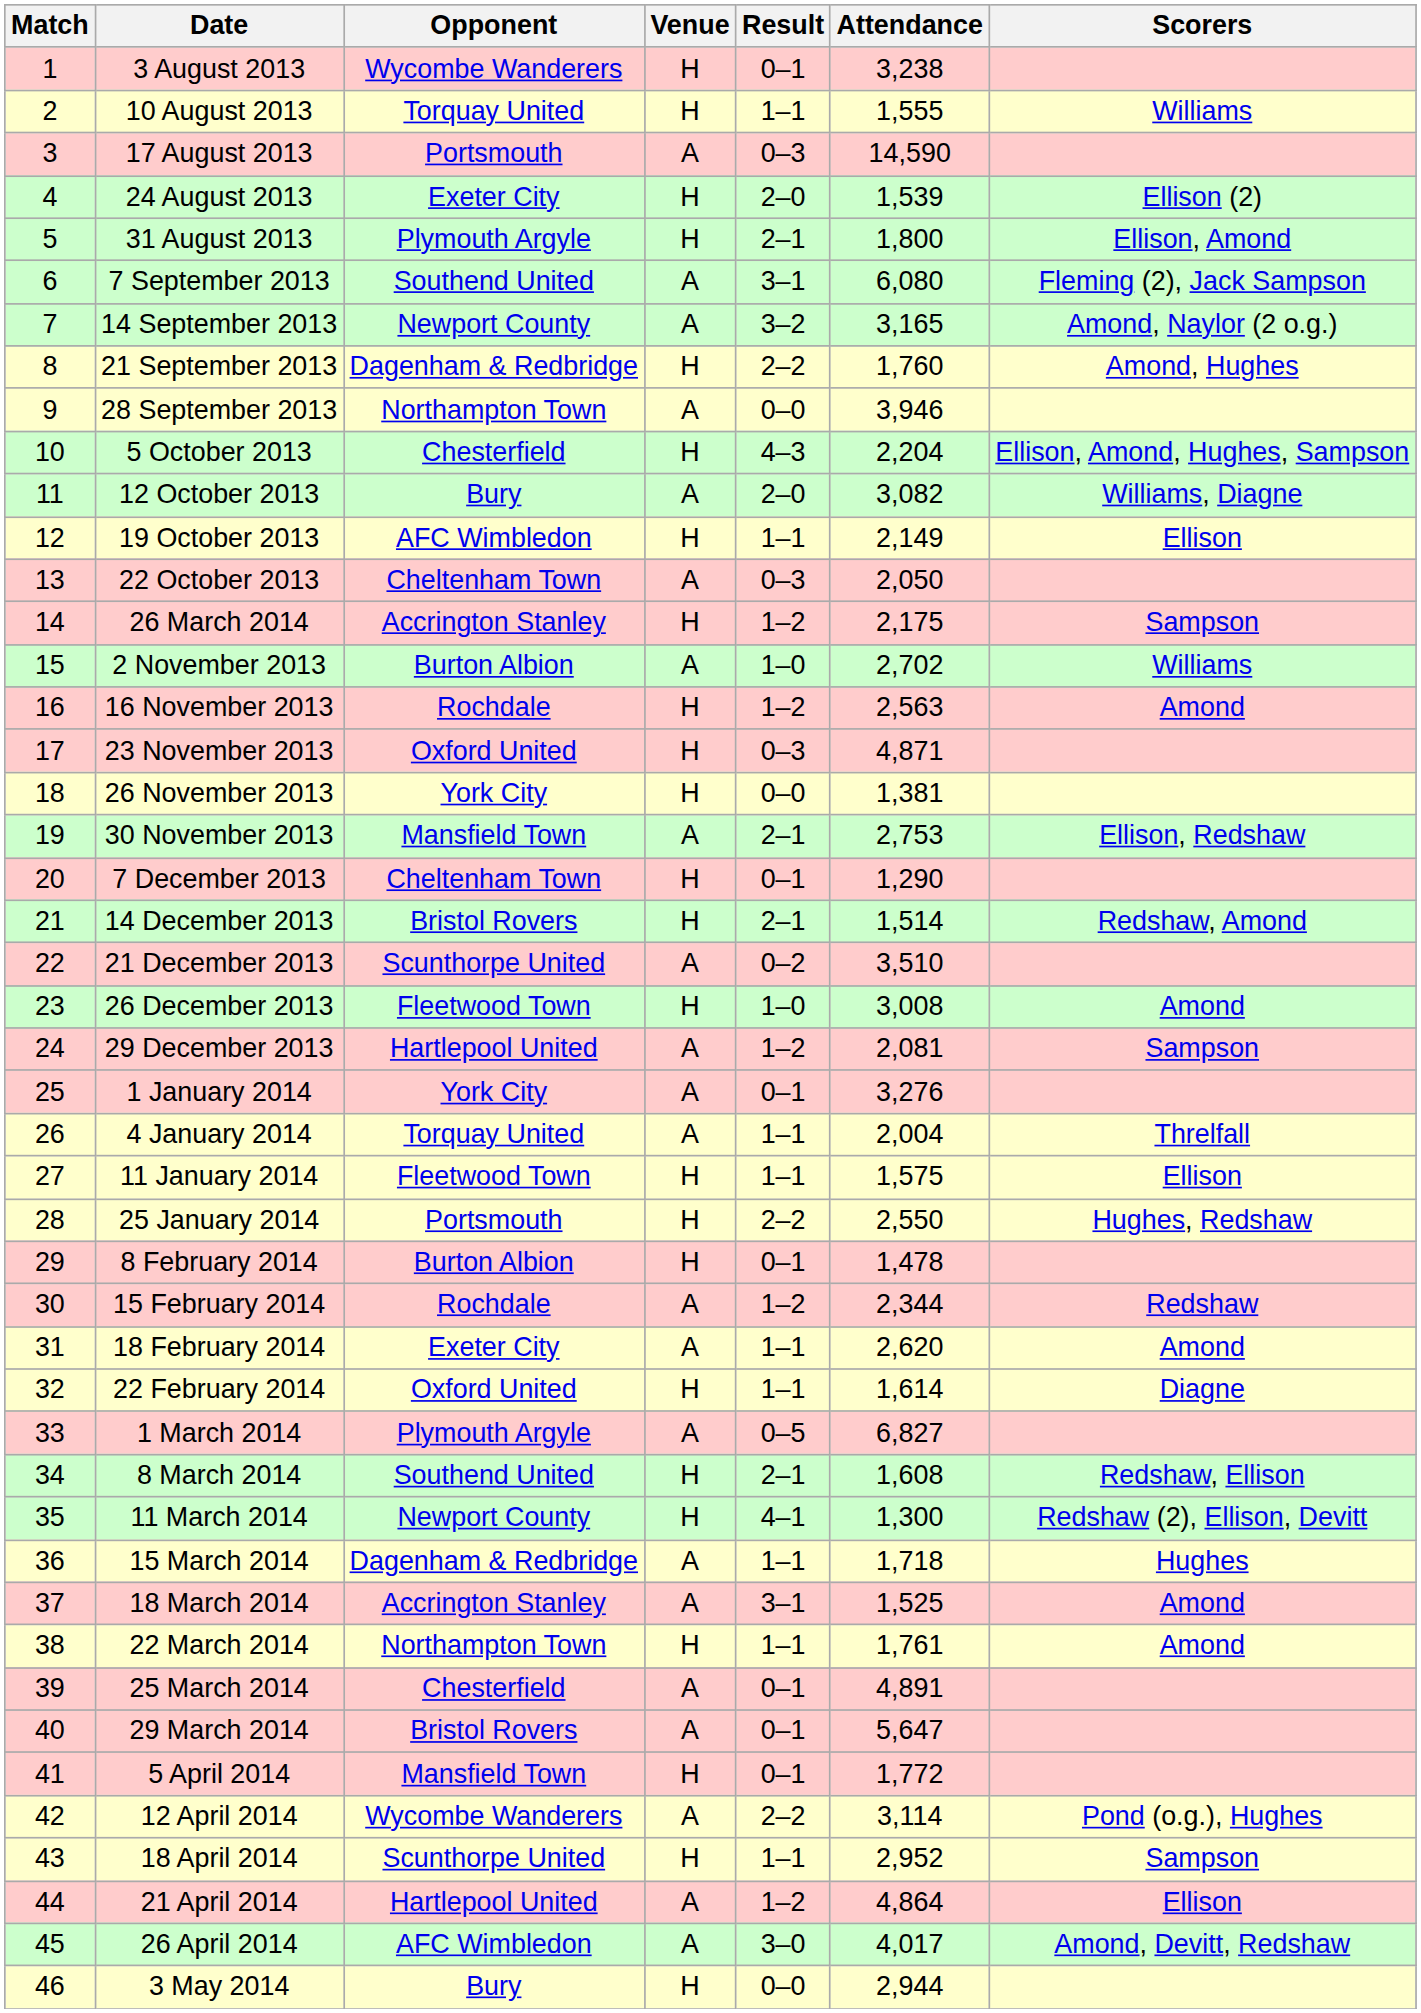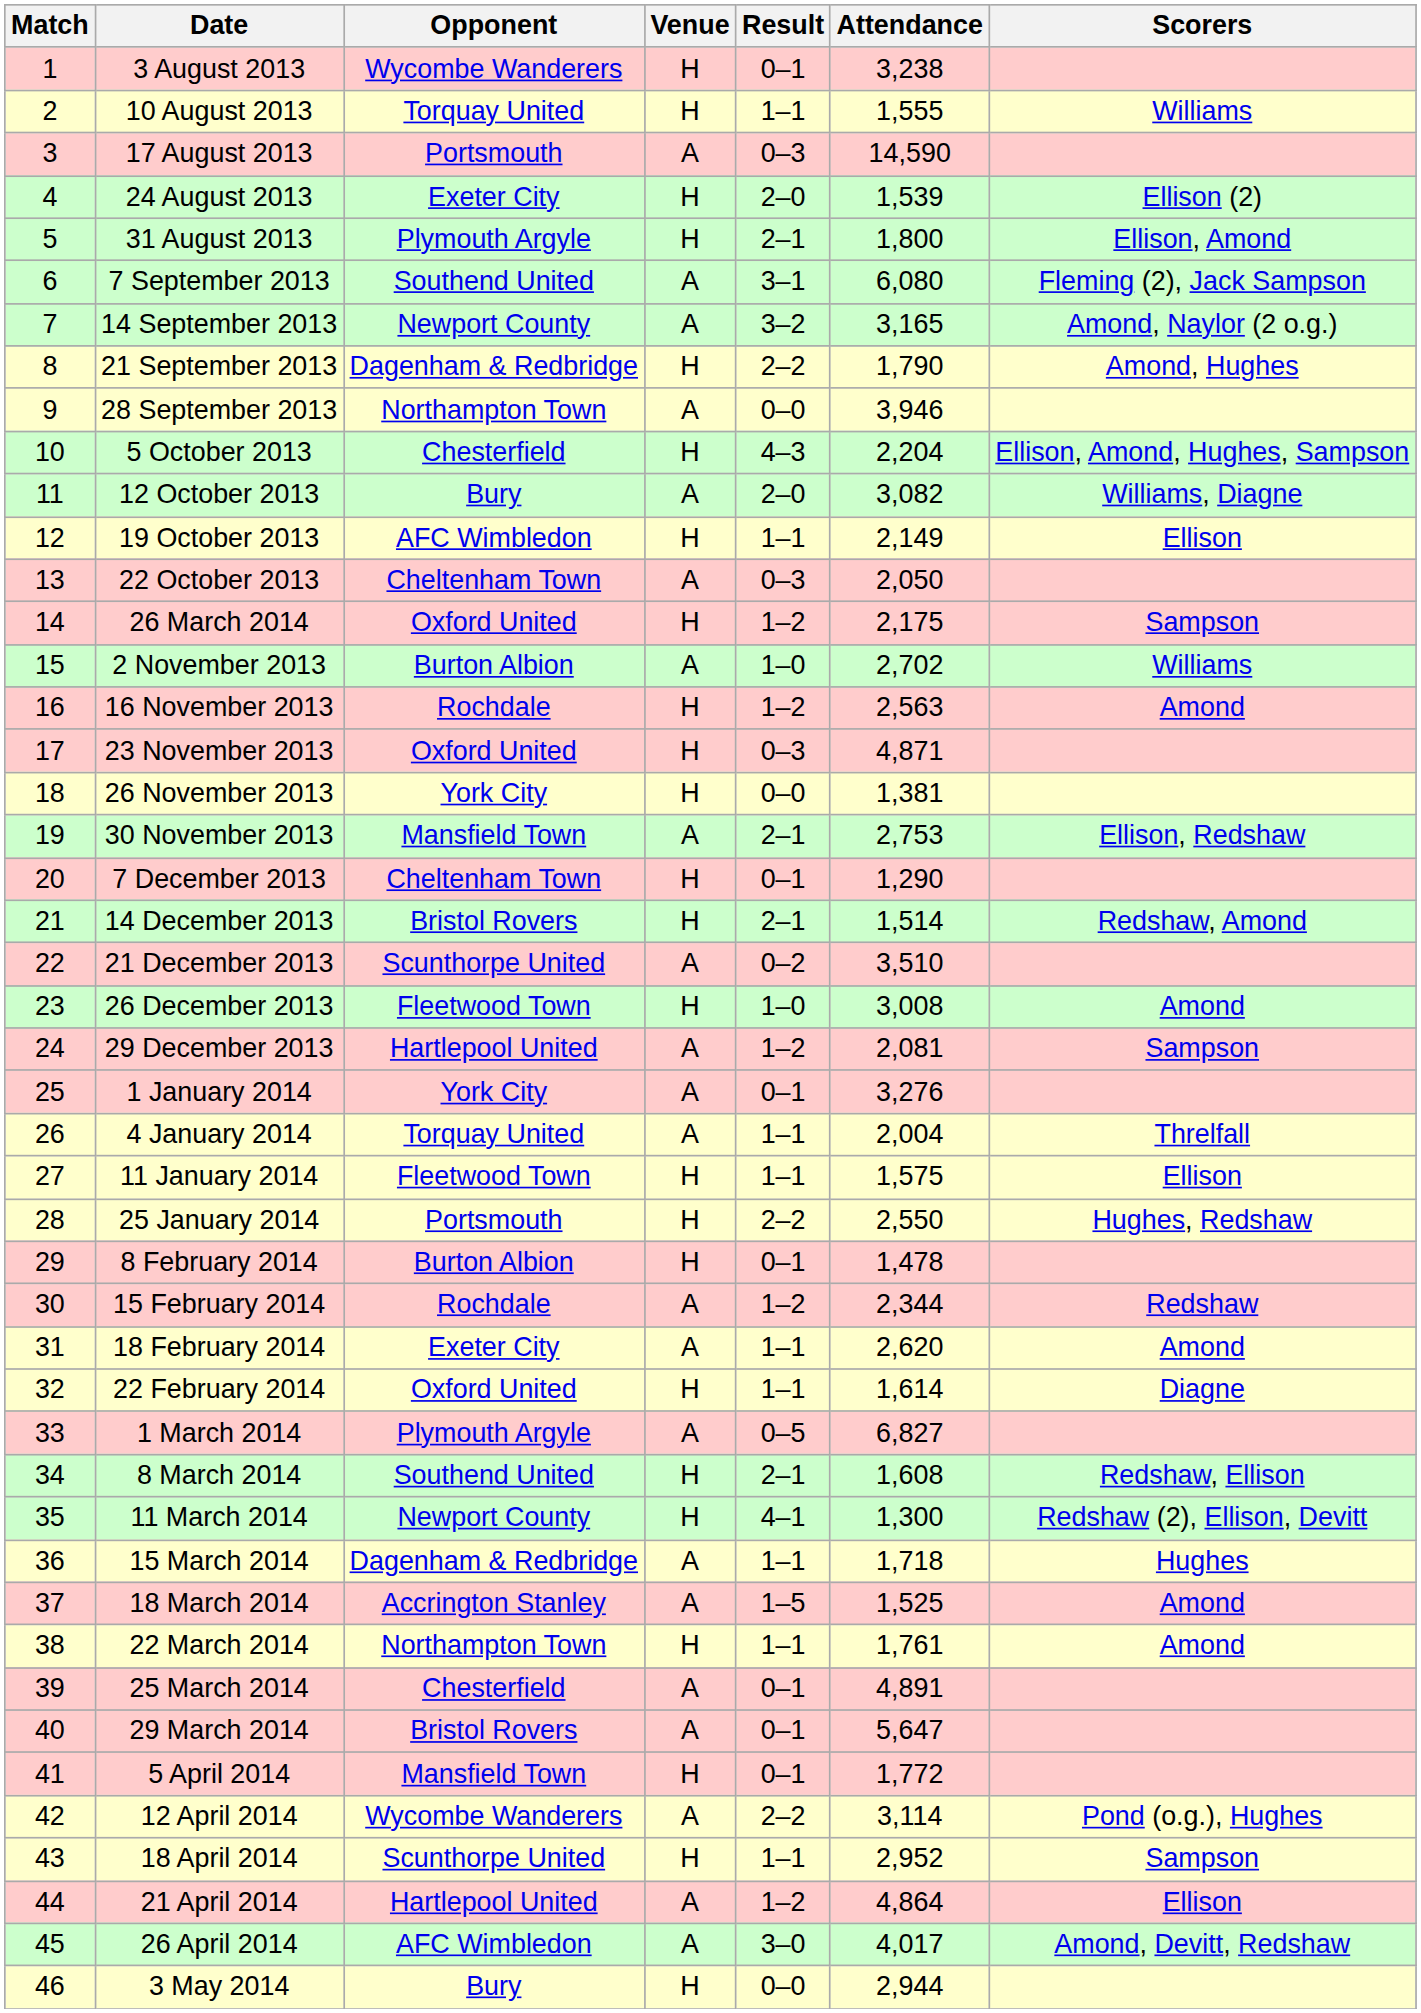(910, 366) 1,760 -> (910, 366) 1,790
(494, 622) Accrington Stanley -> (494, 622) Oxford United
(783, 1603) 3–1 -> (783, 1603) 1–5
